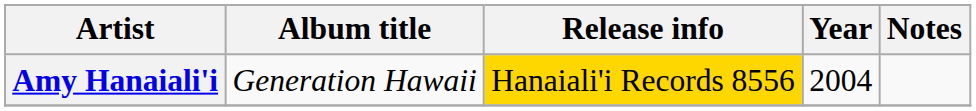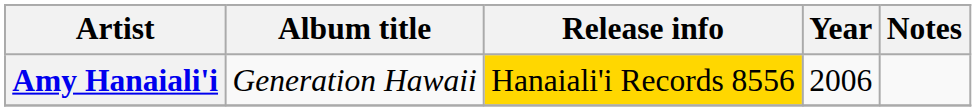(841, 79) 2004 -> (841, 79) 2006
